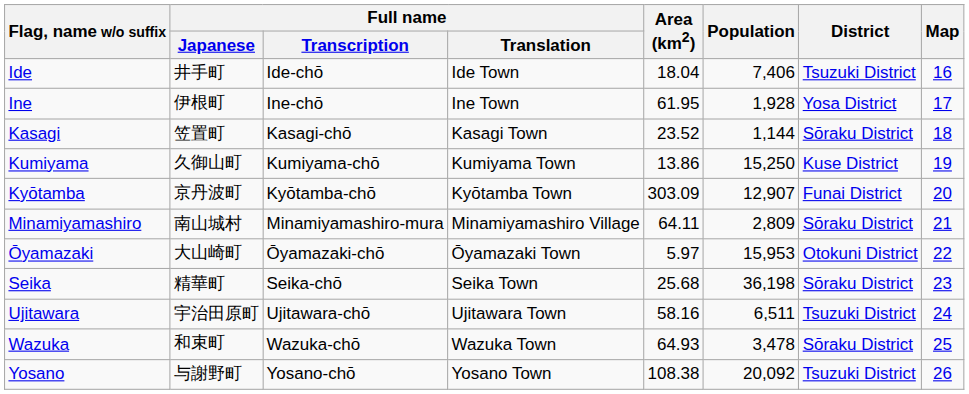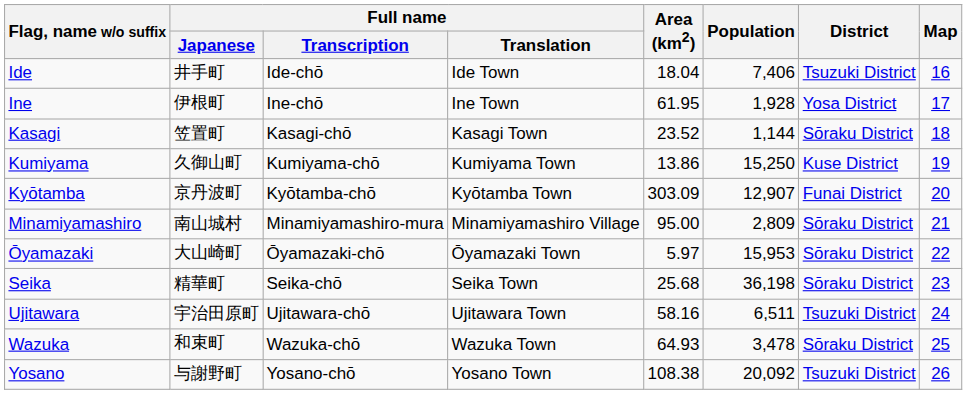(679, 223) 64.11 -> (678, 223) 95.00
(860, 253) Otokuni District -> (858, 253) Sōraku District
